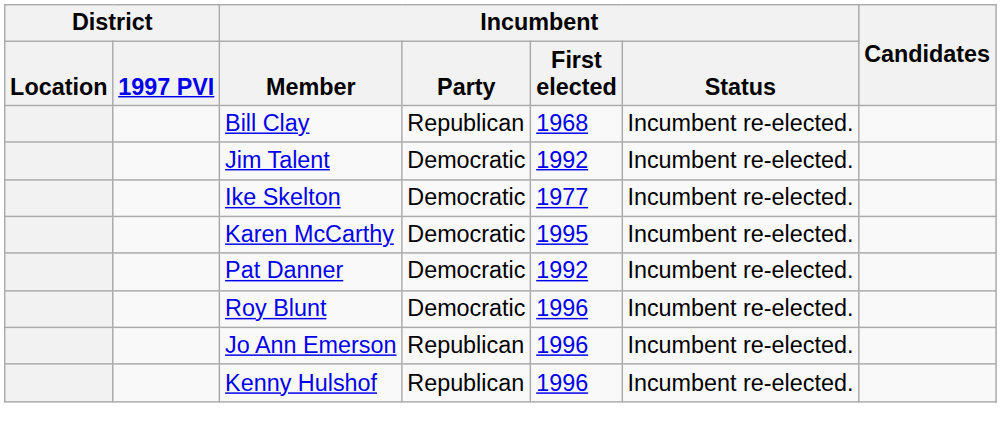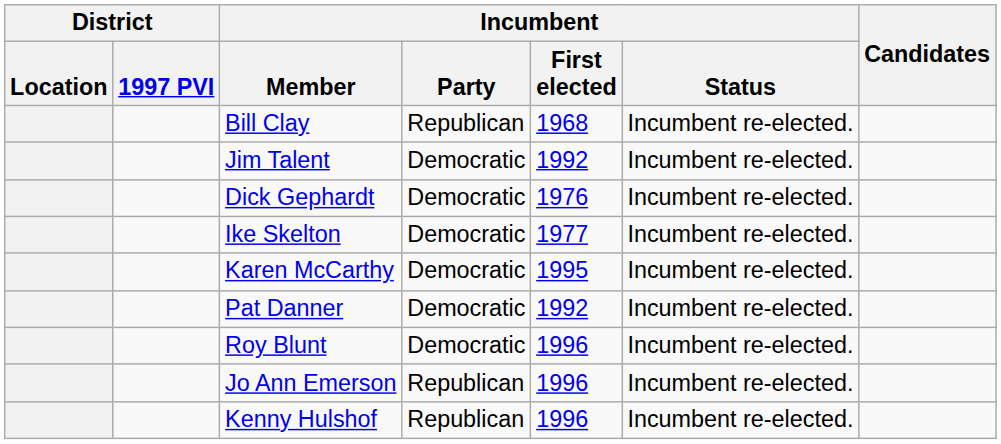+ row: (300, 197)
